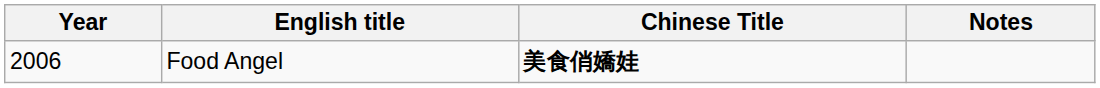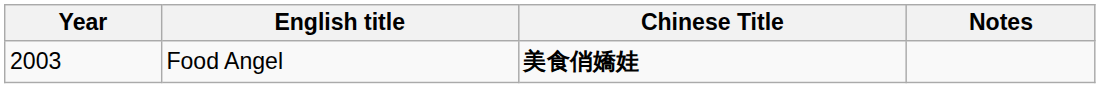(36, 61) 2006 -> (36, 61) 2003
